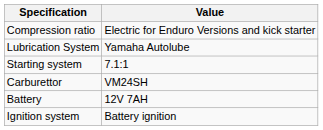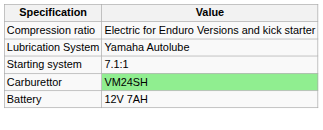(126, 82) no background -> (126, 82) lightgreen background
- row: (43, 116)
